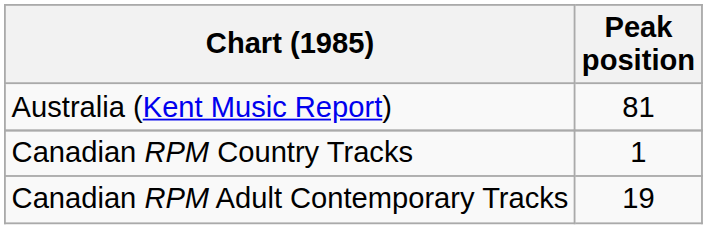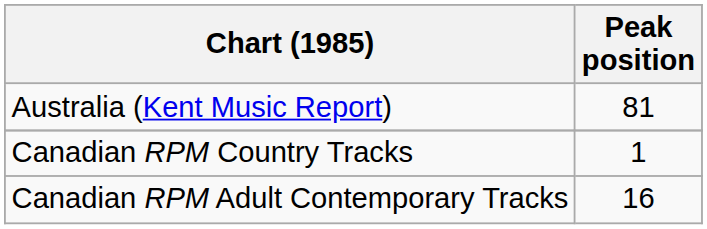(638, 198) 19 -> (638, 198) 16
